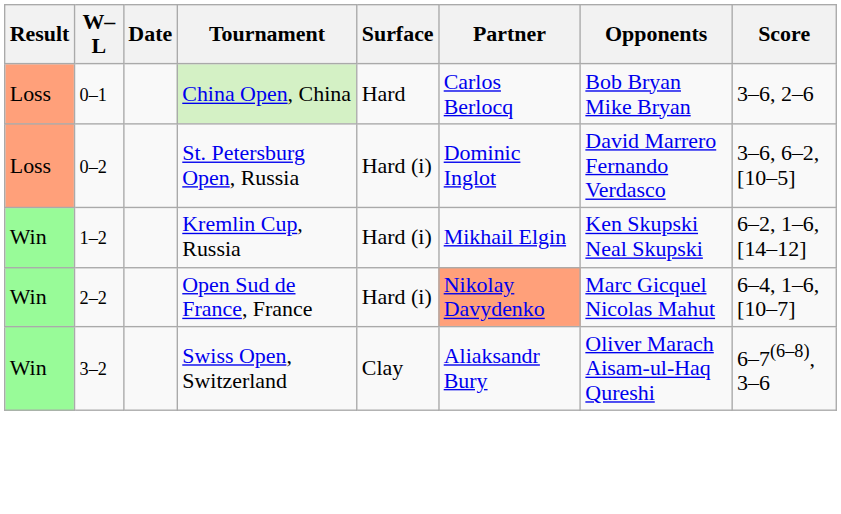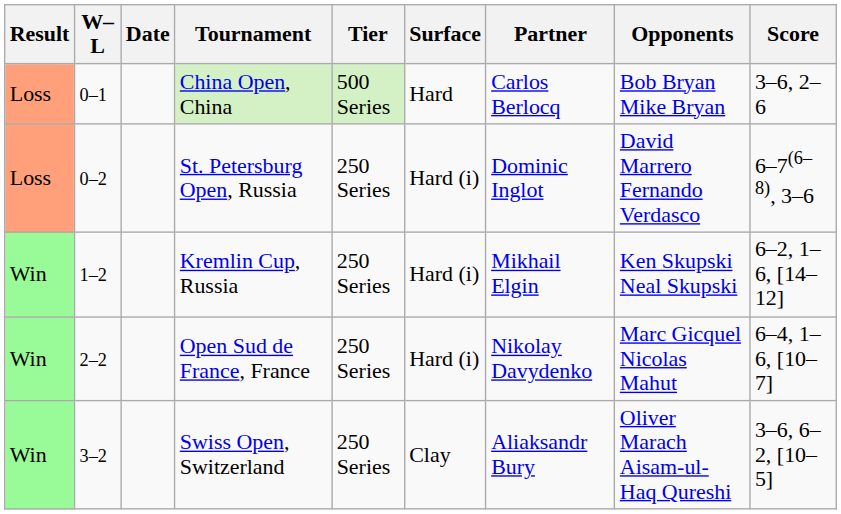+ column: (368, 34)
(778, 165) 3–6, 6–2, [10–5] -> (784, 177) 6–7(6–8), 3–6
(494, 296) lightsalmon background -> (542, 358) no background
(776, 368) 6–7(6–8), 3–6 -> (788, 454) 3–6, 6–2, [10–5]
